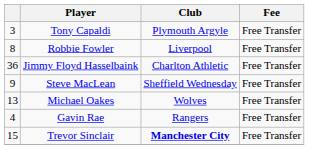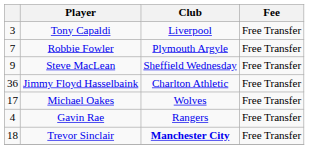(190, 30) Plymouth Argyle -> (190, 30) Liverpool
(12, 48) 8 -> (12, 48) 7
(190, 48) Liverpool -> (190, 48) Plymouth Argyle
rows swapped: (81, 65) <-> (81, 83)
(12, 100) 13 -> (12, 100) 17
(12, 135) 15 -> (12, 135) 18
